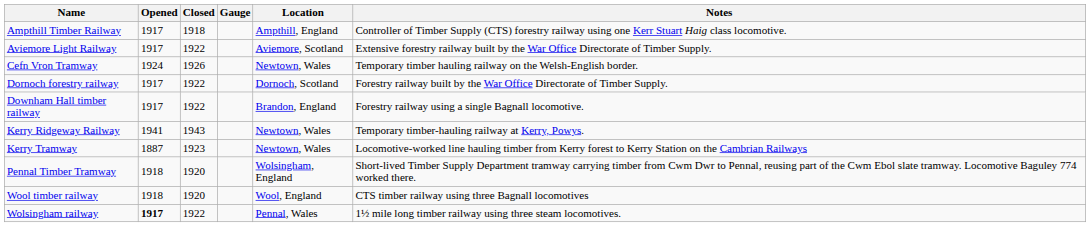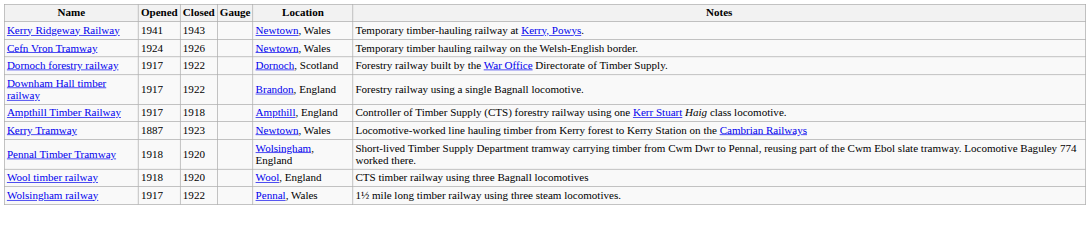rows swapped: (64, 30) <-> (63, 130)
- row: (62, 48)
(152, 213) bold -> (152, 195) normal
